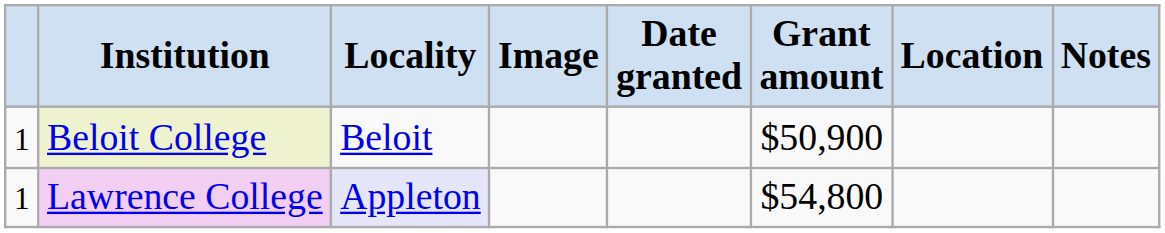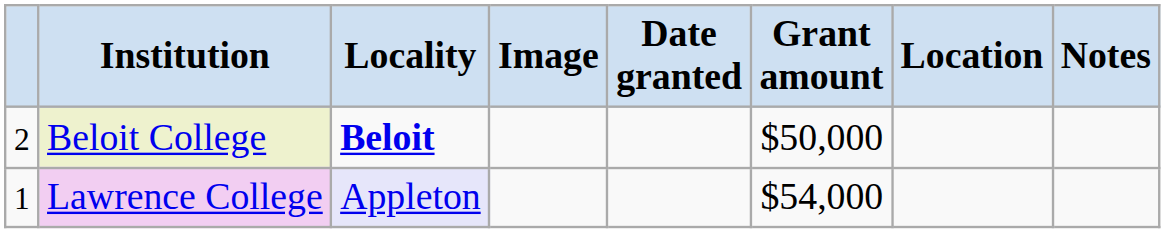(22, 139) 1 -> (22, 139) 2
(386, 136) normal -> (387, 136) bold
(822, 136) $50,900 -> (822, 136) $50,000
(822, 196) $54,800 -> (822, 196) $54,000
